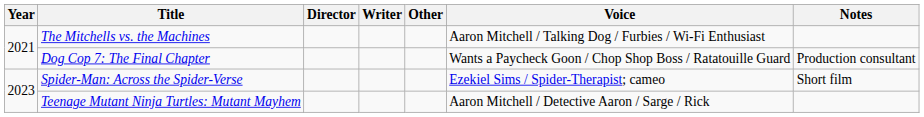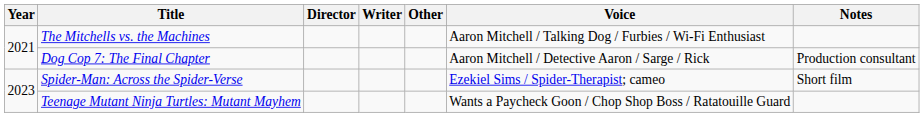(620, 58) Wants a Paycheck Goon / Chop Shop Boss / Ratatouille Guard -> (579, 58) Aaron Mitchell / Detective Aaron / Sarge / Rick
(579, 101) Aaron Mitchell / Detective Aaron / Sarge / Rick -> (620, 101) Wants a Paycheck Goon / Chop Shop Boss / Ratatouille Guard
